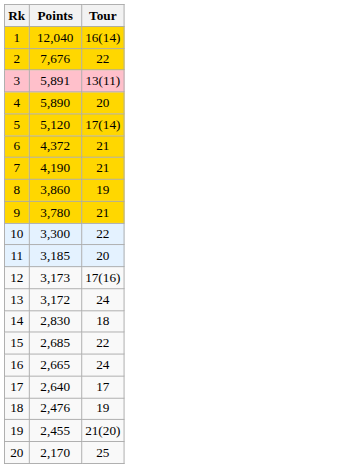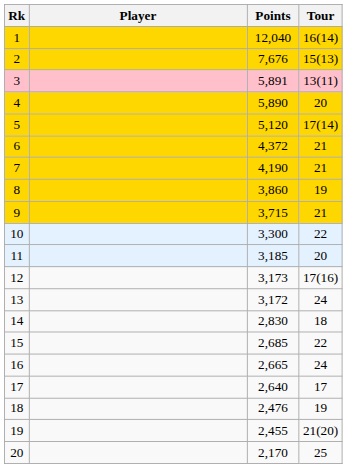+ column: (138, 15)
(103, 59) 22 -> (321, 59) 15(13)
(55, 212) 3,780 -> (273, 212) 3,715
